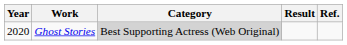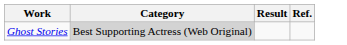- column: (18, 13)
